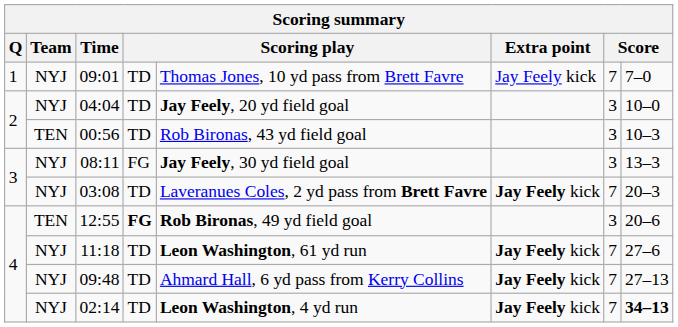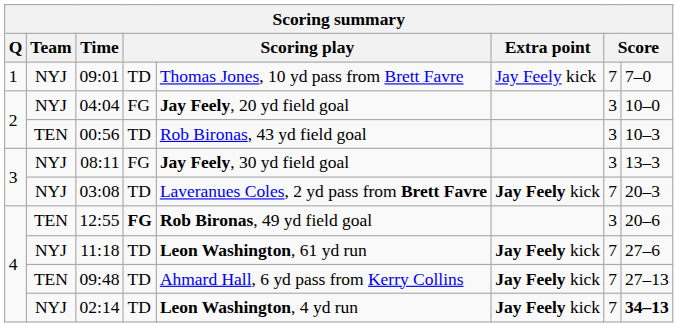(139, 105) TD -> (139, 105) FG
(51, 278) NYJ -> (51, 278) TEN
